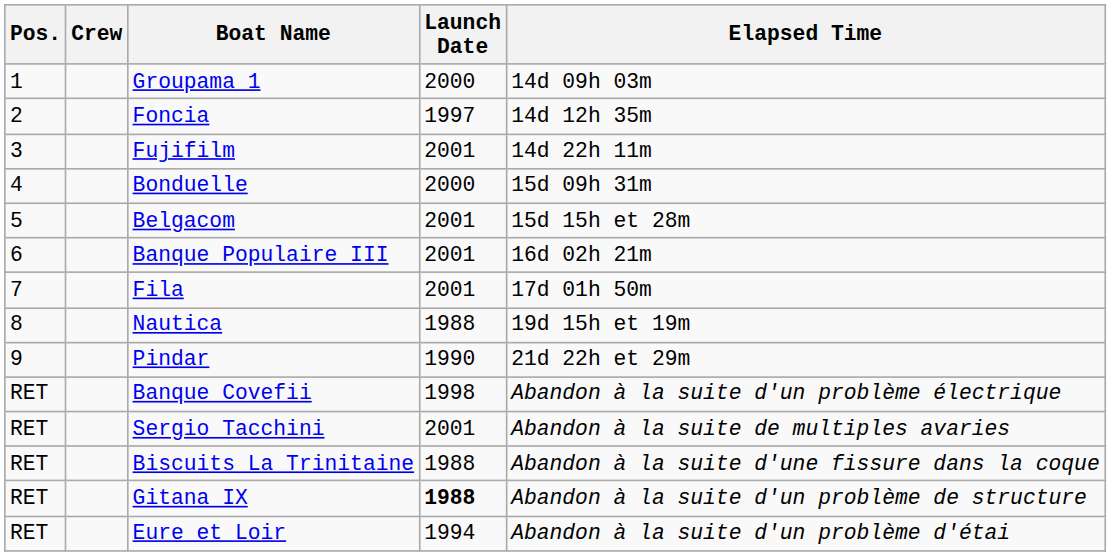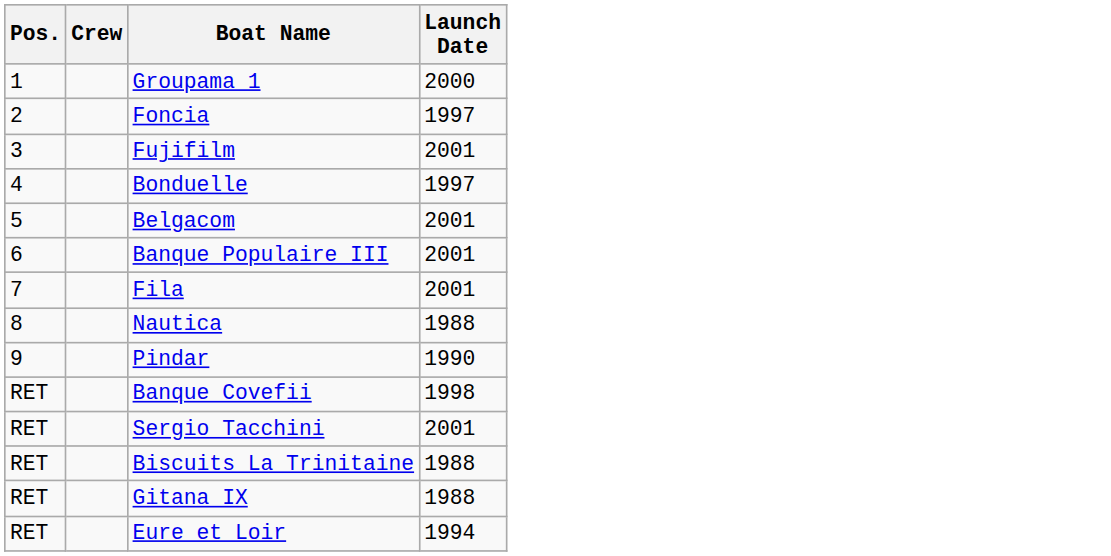- column: (805, 34)
(450, 186) 2000 -> (450, 186) 1997
(450, 499) bold -> (450, 499) normal
